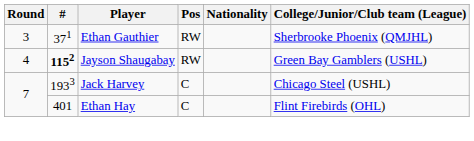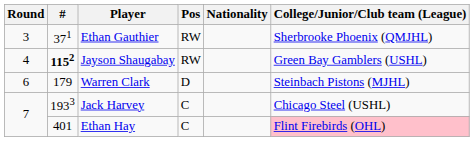+ row: (115, 82)
(330, 106) no background -> (330, 126) pink background
